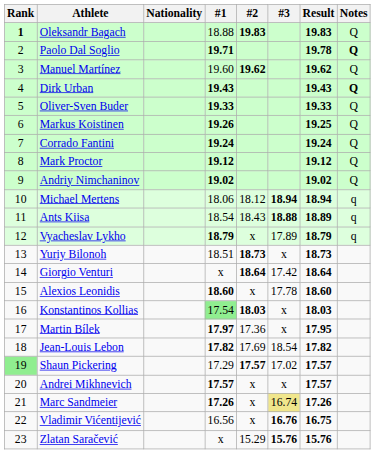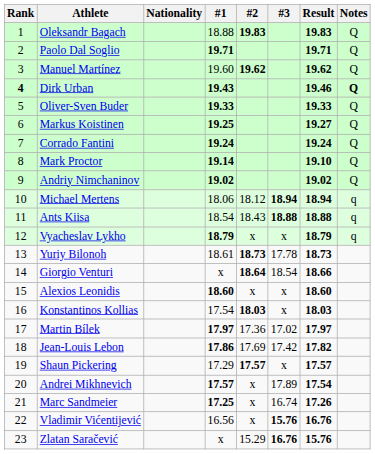(21, 32) bold -> (21, 32) normal
(318, 50) 19.78 -> (318, 50) 19.71
(354, 50) bold -> (354, 50) normal
(21, 87) normal -> (21, 87) bold
(318, 87) 19.43 -> (318, 87) 19.46
(221, 124) 19.26 -> (221, 124) 19.25
(318, 124) 19.25 -> (318, 124) 19.27
(221, 161) 19.12 -> (221, 161) 19.14
(318, 161) 19.12 -> (318, 161) 19.10
(318, 217) 18.89 -> (318, 217) 18.88
(284, 236) 17.89 -> (284, 236) x
(221, 254) 18.51 -> (221, 254) 18.61
(284, 254) x -> (284, 254) 17.78
(284, 273) 17.42 -> (284, 273) 18.54
(318, 273) 18.64 -> (318, 273) 18.66
(284, 291) 17.78 -> (284, 291) x
(221, 310) lightgreen background -> (221, 310) no background
(284, 328) x -> (284, 328) 17.02
(318, 328) 17.95 -> (318, 328) 17.97
(221, 347) 17.82 -> (221, 347) 17.86
(284, 347) 18.54 -> (284, 347) 17.42
(21, 365) lightgreen background -> (21, 365) no background
(284, 365) 17.02 -> (284, 365) x
(284, 384) x -> (284, 384) 17.89
(318, 384) 17.57 -> (318, 384) 17.54
(221, 402) 17.26 -> (221, 402) 17.25
(284, 402) khaki background -> (284, 402) no background
(284, 421) 16.76 -> (284, 421) 15.76
(318, 421) 16.75 -> (318, 421) 16.76
(284, 439) 15.76 -> (284, 439) 16.76
